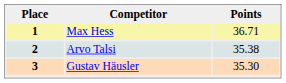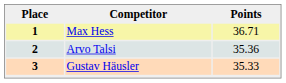(246, 49) 35.38 -> (246, 49) 35.36
(246, 66) 35.30 -> (246, 66) 35.33
